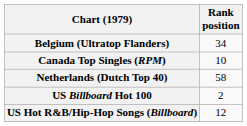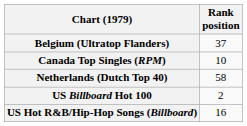(221, 43) 34 -> (221, 43) 37
(221, 113) 12 -> (221, 113) 16
